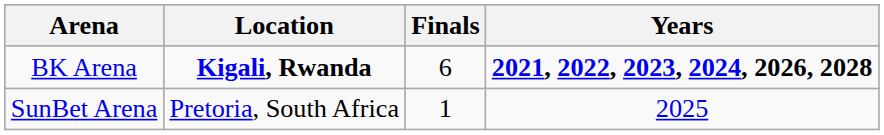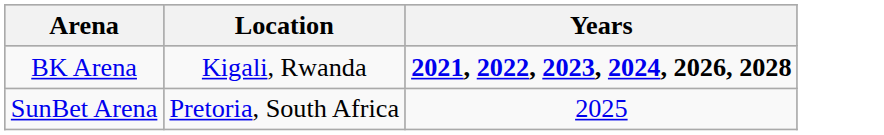- column: (445, 25)
(284, 66) bold -> (284, 66) normal
